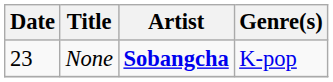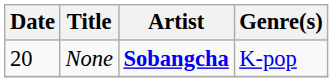(21, 58) 23 -> (21, 58) 20
